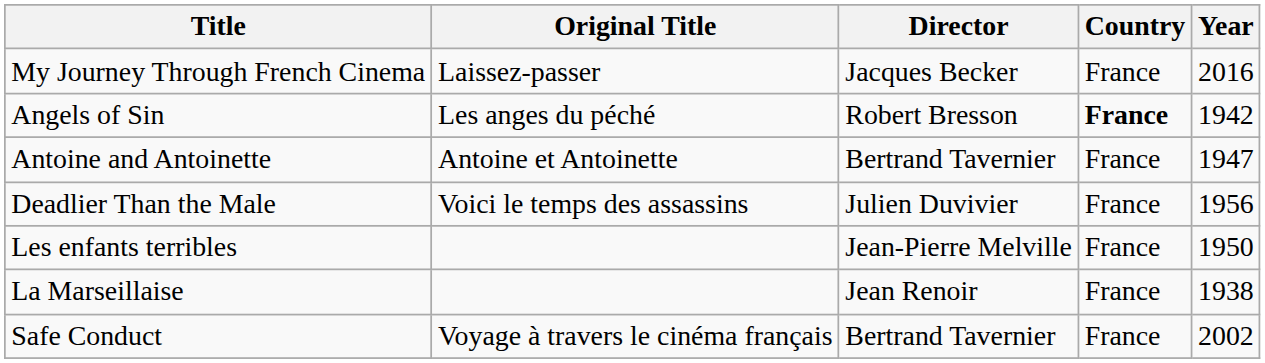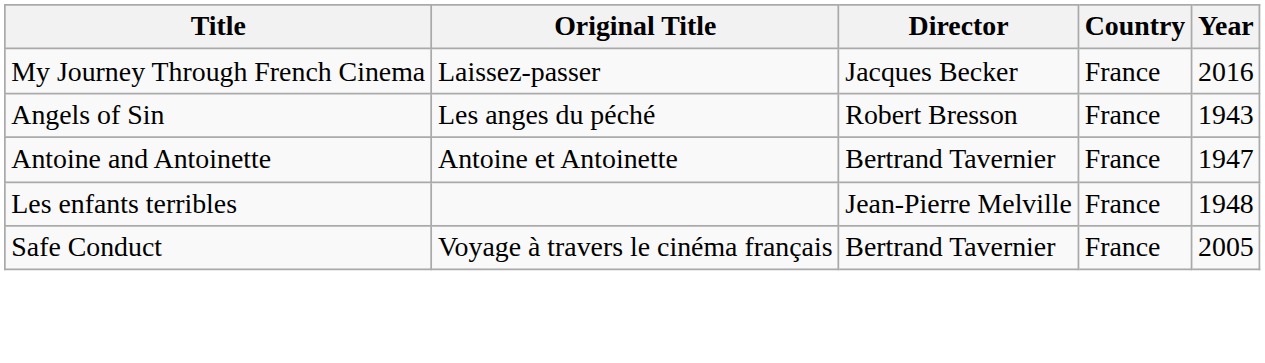(1126, 114) bold -> (1123, 114) normal
(1226, 114) 1942 -> (1226, 114) 1943
- row: (144, 203)
(1226, 247) 1950 -> (1226, 203) 1948
- row: (97, 291)
(1226, 335) 2002 -> (1226, 247) 2005
